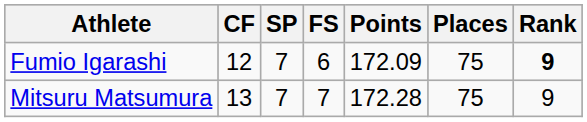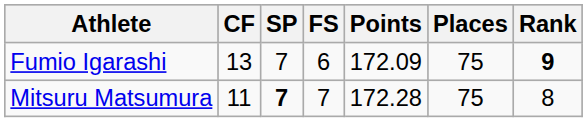(239, 61) 12 -> (239, 61) 13
(239, 98) 13 -> (239, 98) 11
(282, 98) normal -> (282, 98) bold
(548, 98) 9 -> (548, 98) 8
